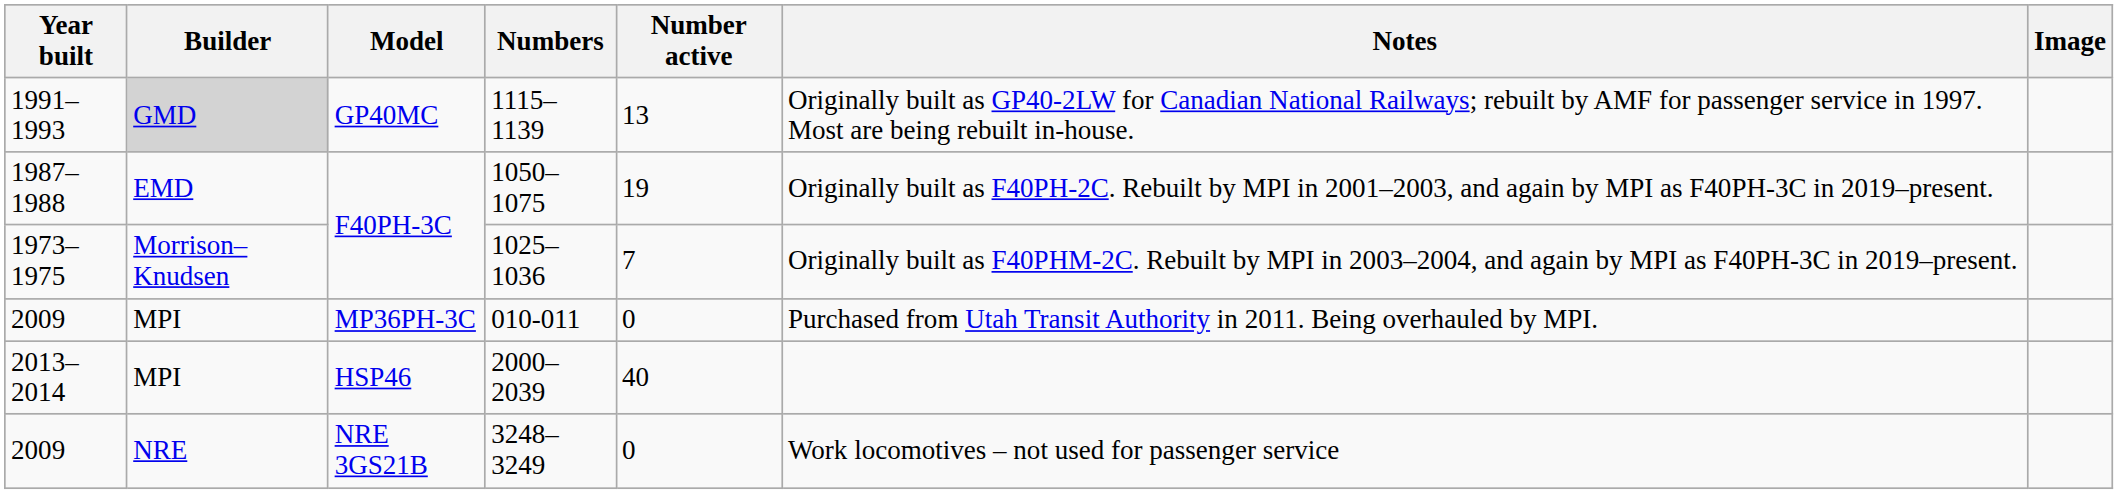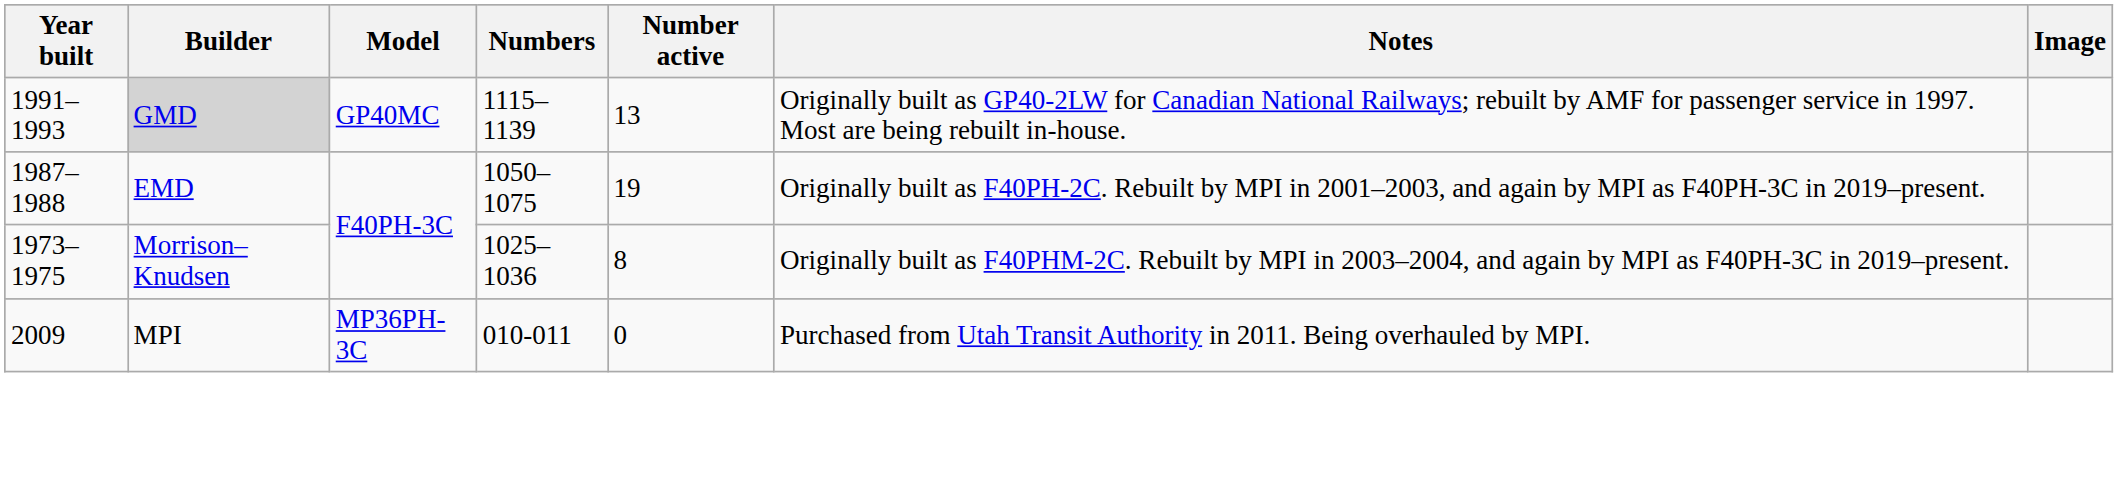(629, 261) 7 -> (620, 261) 8
- row: (525, 377)
- row: (525, 450)
